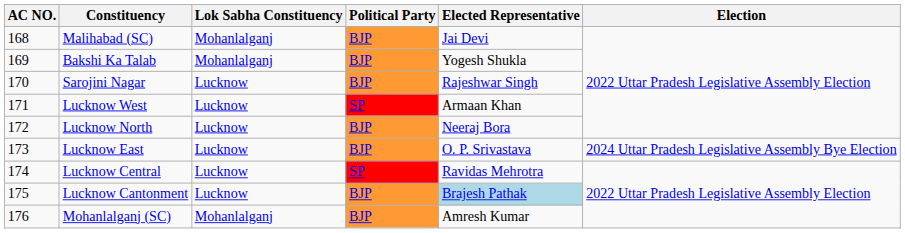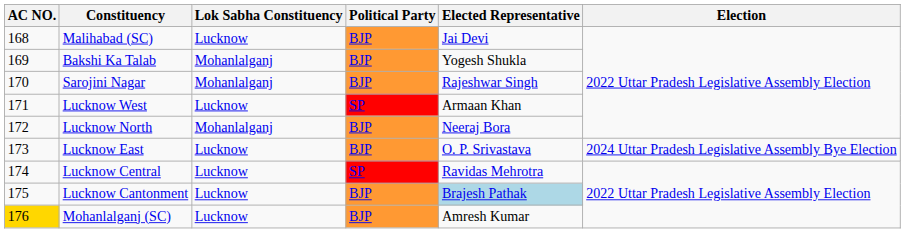(234, 37) Mohanlalganj -> (221, 37) Lucknow
(221, 82) Lucknow -> (234, 82) Mohanlalganj
(221, 127) Lucknow -> (234, 127) Mohanlalganj
(18, 216) no background -> (18, 216) gold background
(234, 216) Mohanlalganj -> (221, 216) Lucknow
